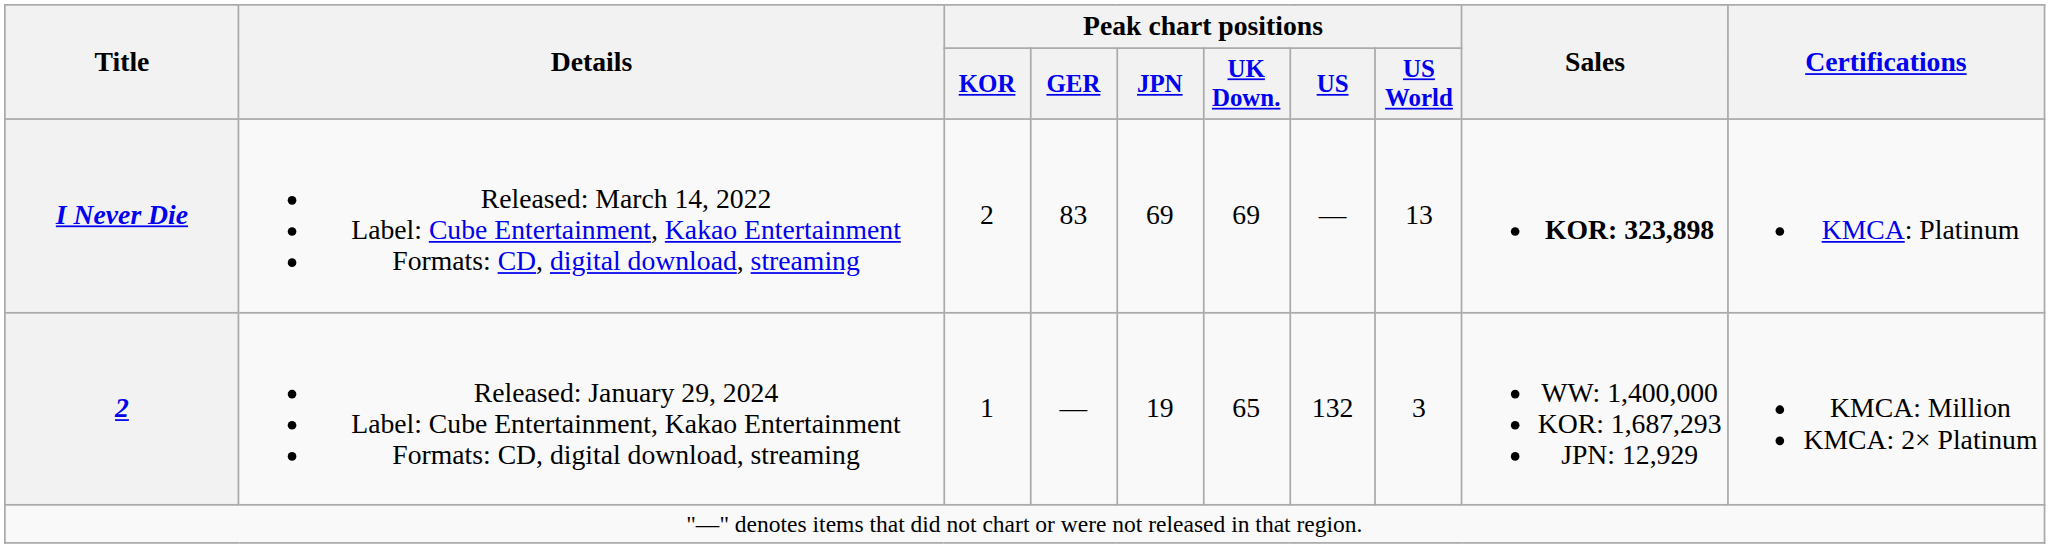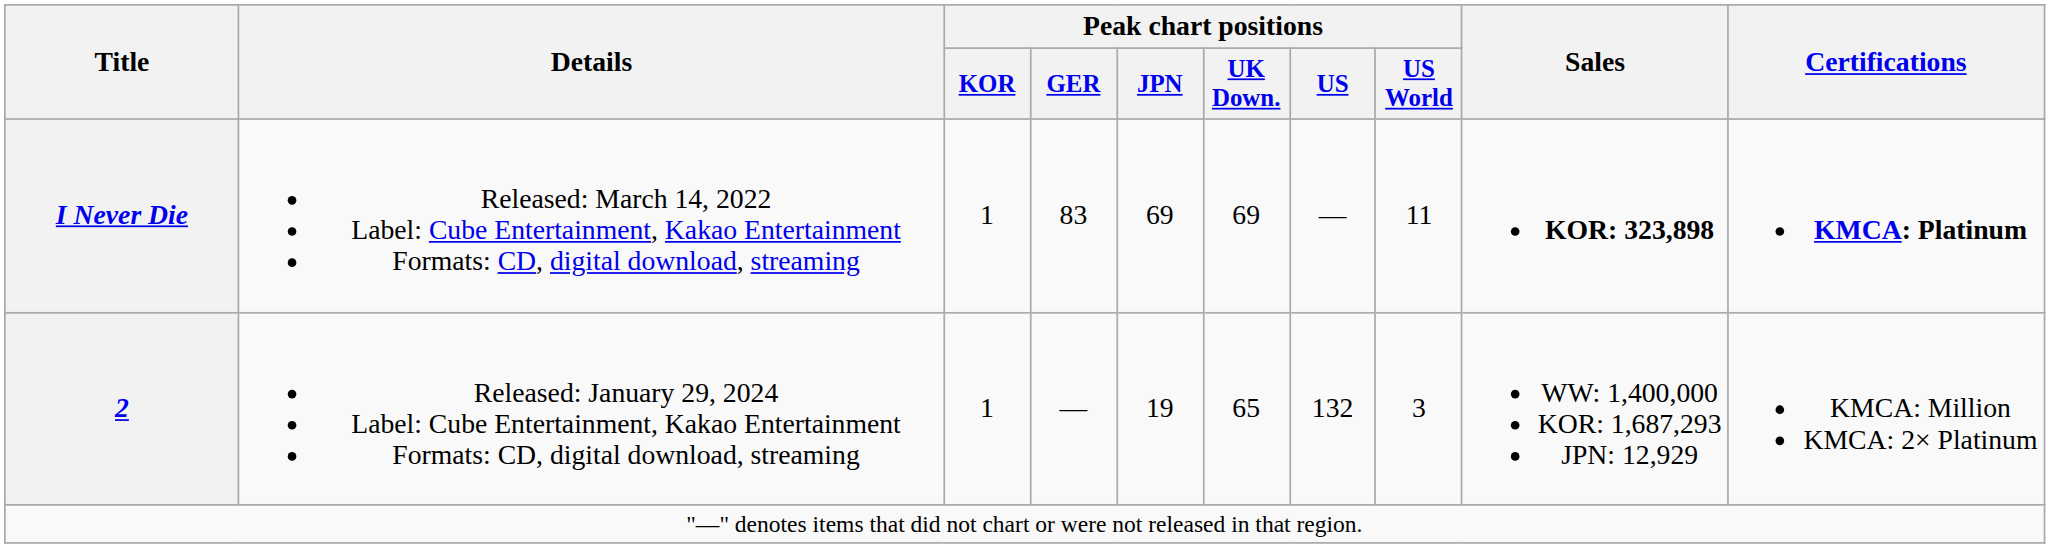(987, 215) 2 -> (987, 215) 1
(1419, 215) 13 -> (1419, 215) 11
(1886, 231) normal -> (1886, 231) bold
